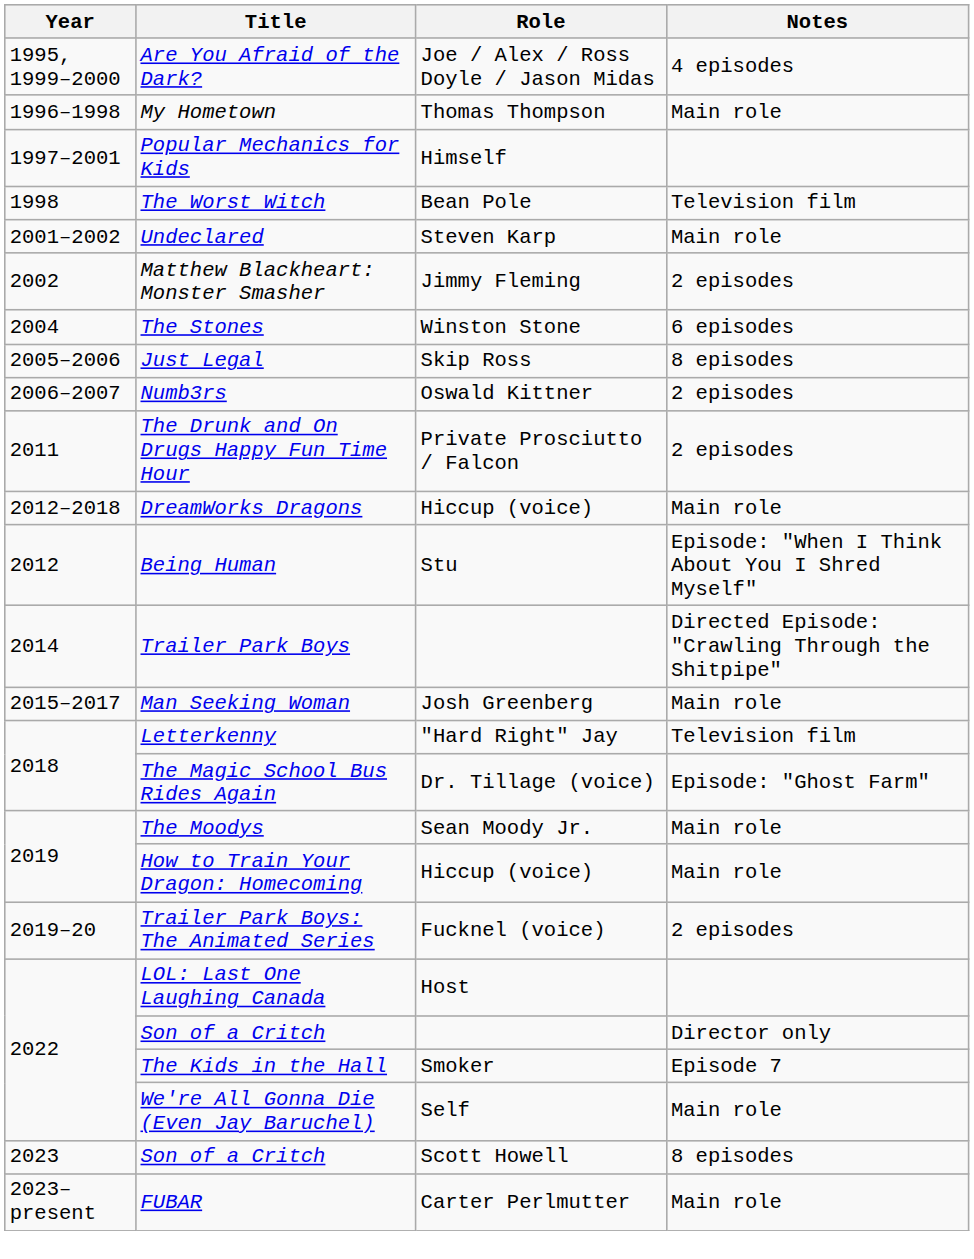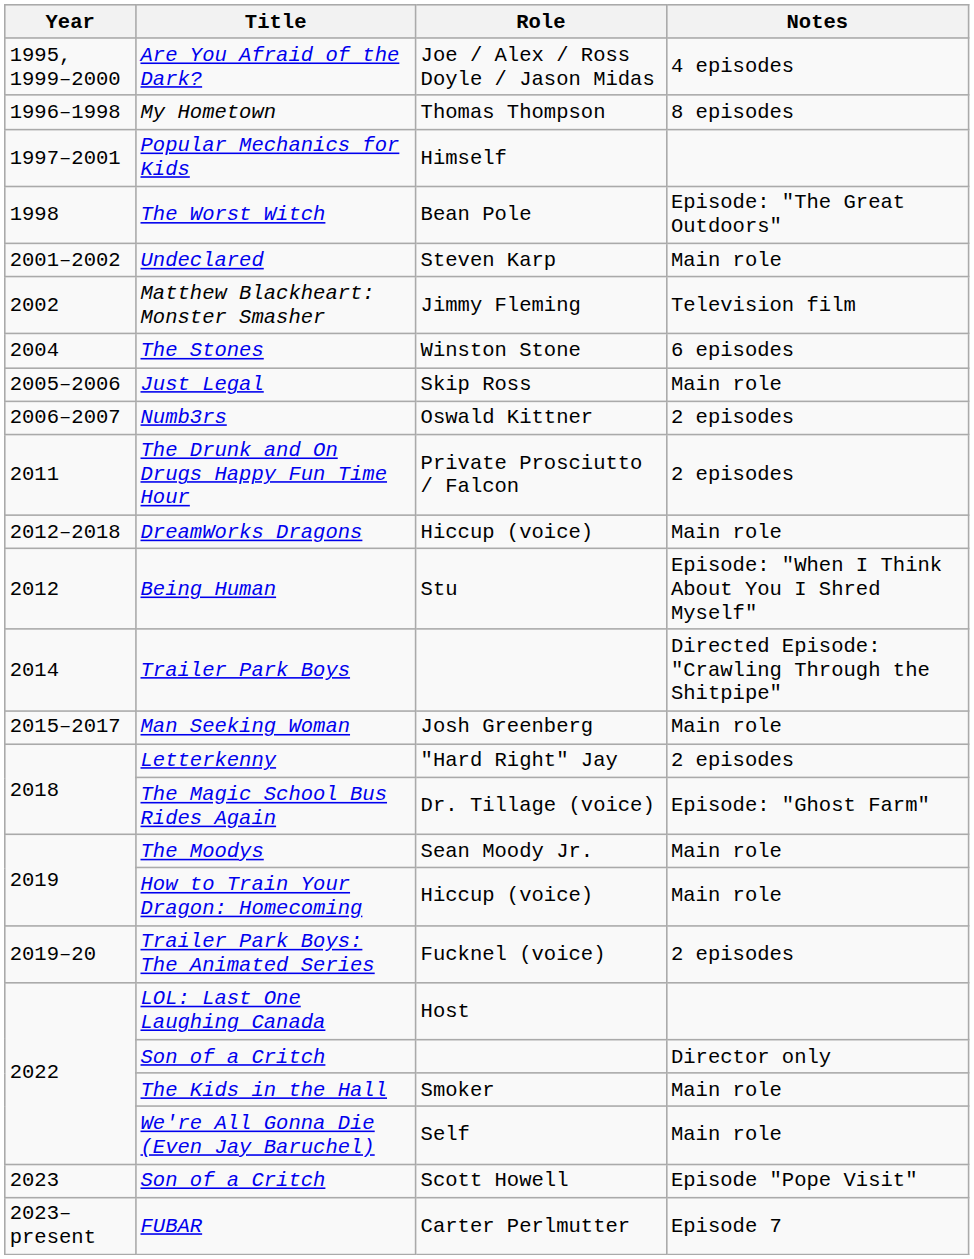(726, 112) Main role -> (733, 112) 8 episodes
(763, 203) Television film -> (788, 215) Episode: "The Great Outdoors"
(733, 282) 2 episodes -> (763, 305) Television film
(733, 360) 8 episodes -> (726, 384) Main role
(763, 737) Television film -> (733, 761) 2 episodes
(726, 1066) Episode 7 -> (726, 1090) Main role
(733, 1157) 8 episodes -> (794, 1180) Episode "Pope Visit"
(726, 1202) Main role -> (726, 1226) Episode 7
